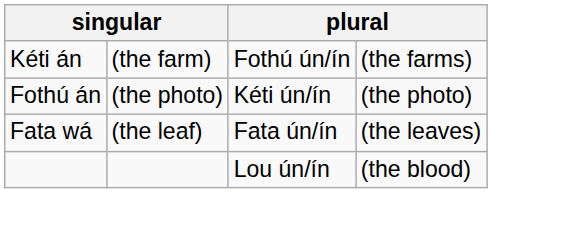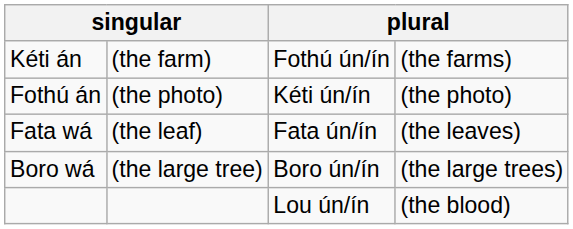+ row: (52, 168)
